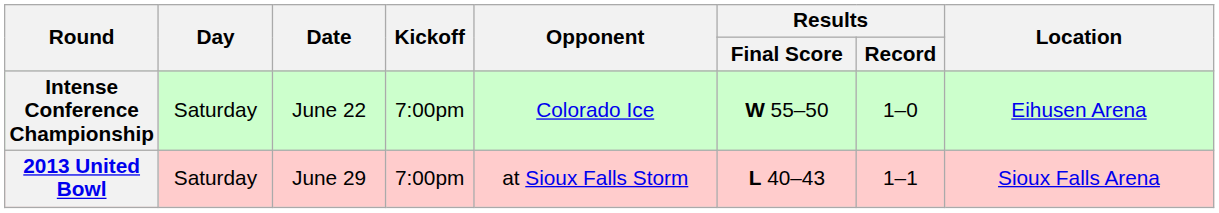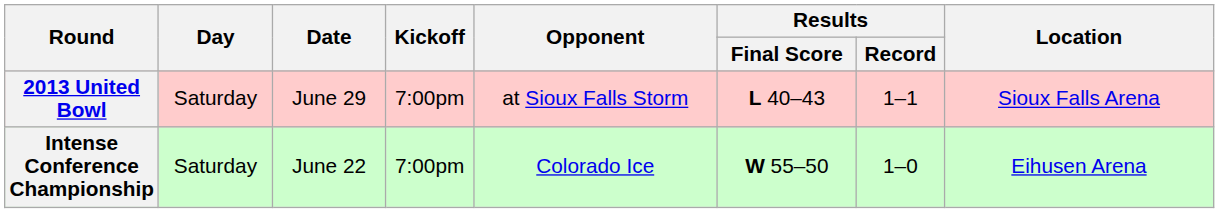rows swapped: (82, 110) <-> (82, 178)
